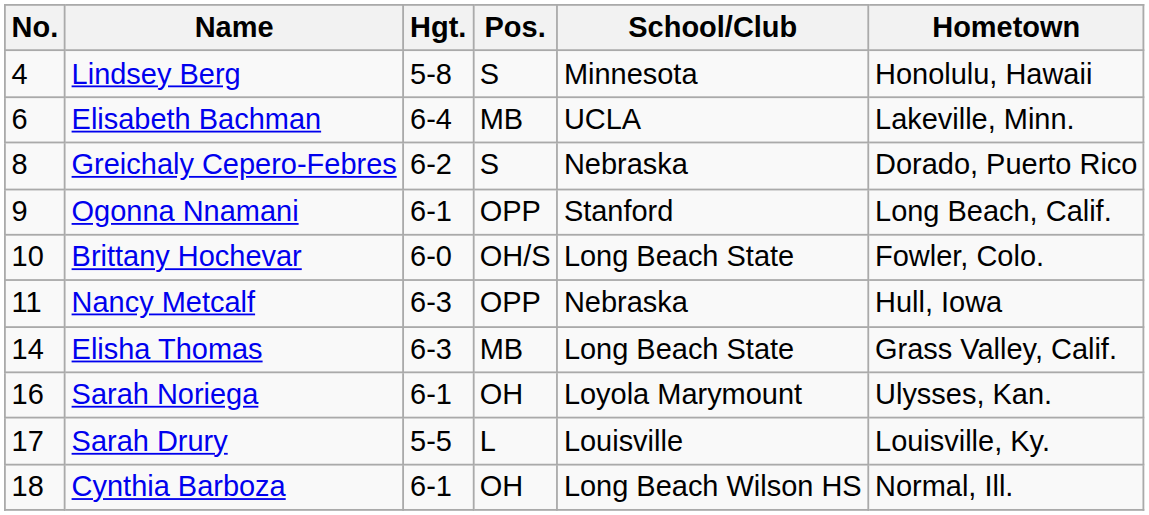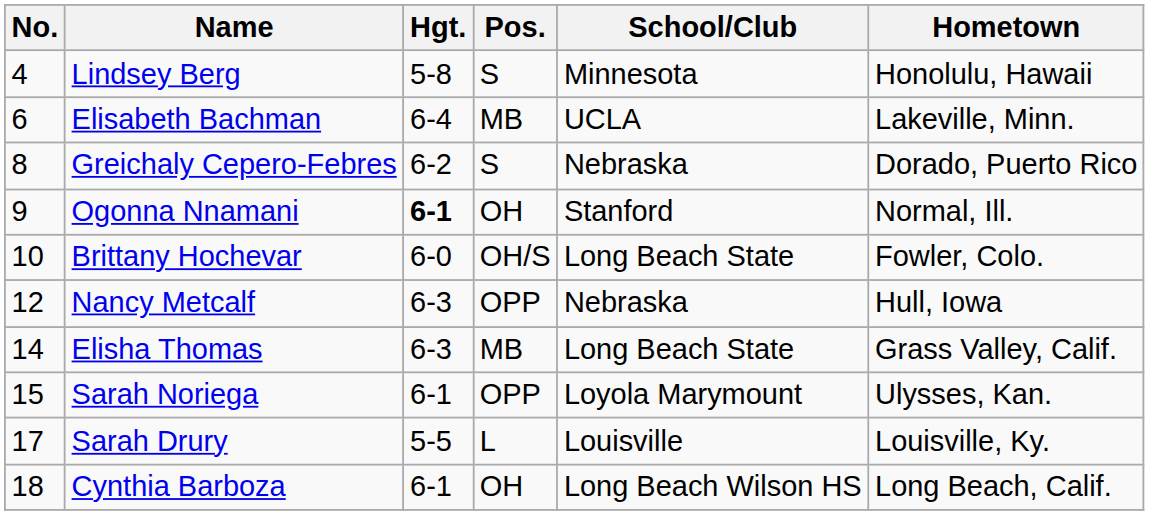(431, 211) normal -> (431, 211) bold
(510, 211) OPP -> (501, 211) OH
(993, 211) Long Beach, Calif. -> (944, 211) Normal, Ill.
(27, 303) 11 -> (28, 303) 12
(28, 394) 16 -> (28, 394) 15
(501, 394) OH -> (510, 394) OPP
(944, 486) Normal, Ill. -> (993, 486) Long Beach, Calif.
